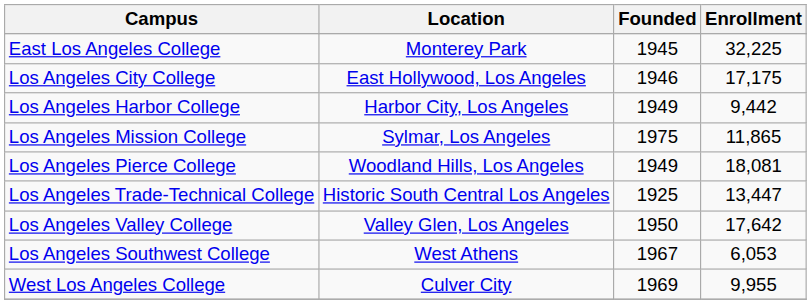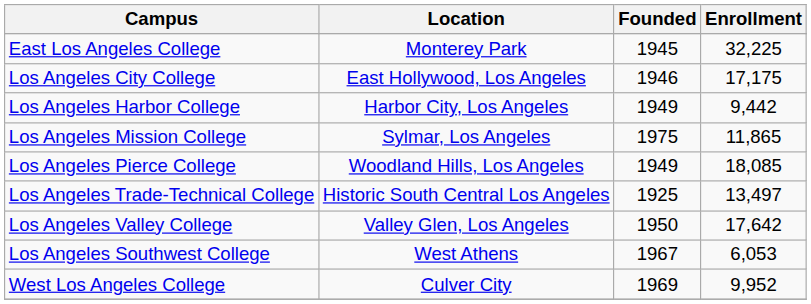(754, 166) 18,081 -> (754, 166) 18,085
(754, 195) 13,447 -> (754, 195) 13,497
(754, 284) 9,955 -> (754, 284) 9,952
